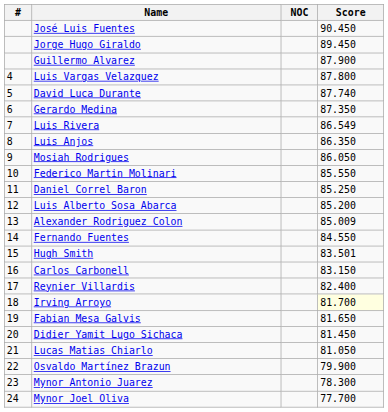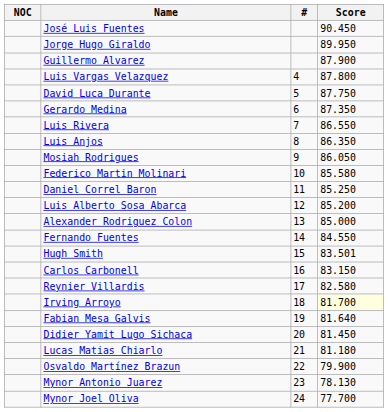columns swapped: (18, 12) <-> (299, 12)
(338, 45) 89.450 -> (338, 45) 89.950
(338, 93) 87.740 -> (338, 93) 87.750
(338, 125) 86.549 -> (338, 125) 86.550
(338, 173) 85.550 -> (338, 173) 85.580
(338, 222) 85.009 -> (338, 222) 85.000
(338, 286) 82.400 -> (338, 286) 82.580
(338, 318) 81.650 -> (338, 318) 81.640
(338, 351) 81.050 -> (338, 351) 81.180
(338, 383) 78.300 -> (338, 383) 78.130
